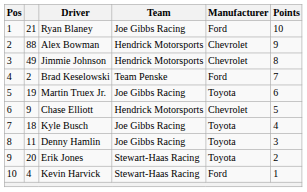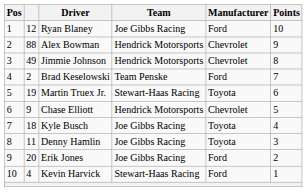(31, 28) 21 -> (31, 28) 12
(150, 93) Joe Gibbs Racing -> (157, 93) Stewart-Haas Racing
(157, 157) Stewart-Haas Racing -> (150, 157) Joe Gibbs Racing
(222, 157) Toyota -> (217, 157) Ford
